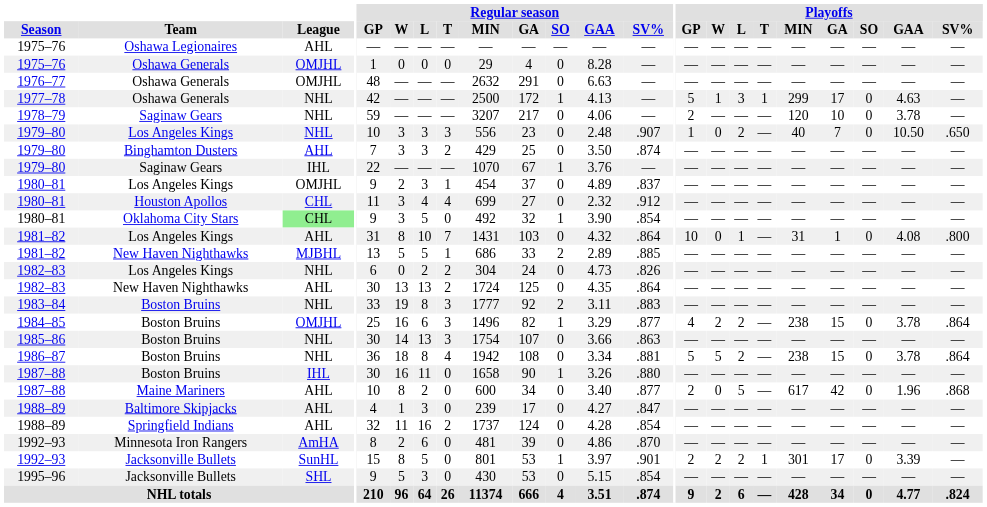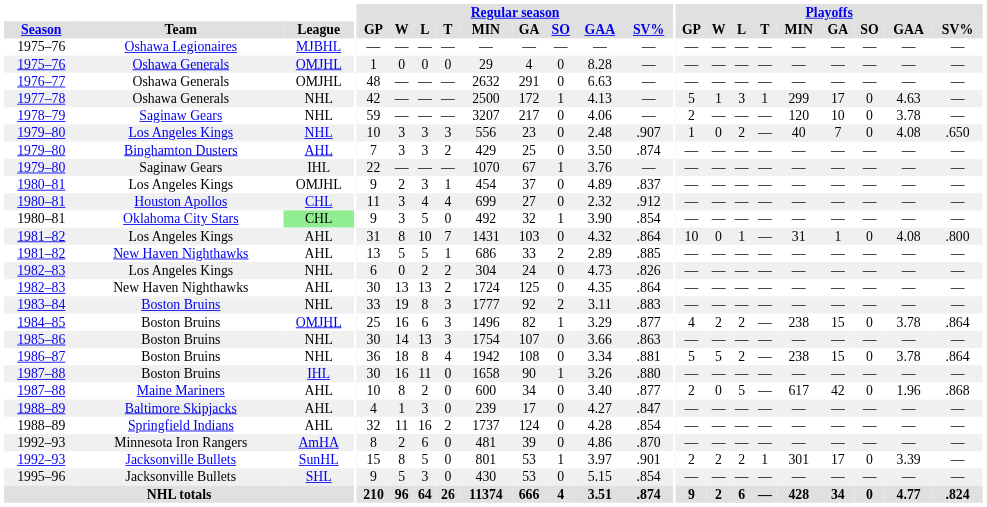(318, 47) AHL -> (319, 47) MJBHL
(908, 133) 10.50 -> (909, 133) 4.08
(318, 253) MJBHL -> (319, 253) AHL
